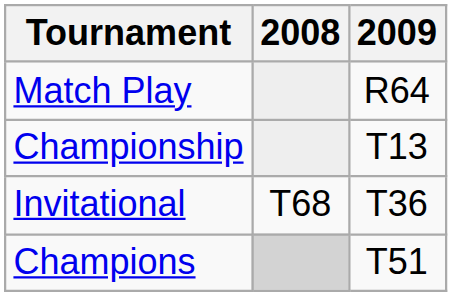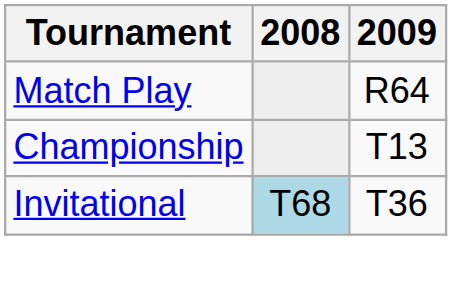(300, 204) no background -> (300, 204) lightblue background
- row: (104, 261)
